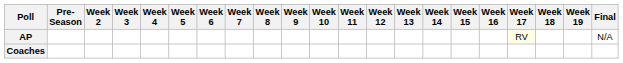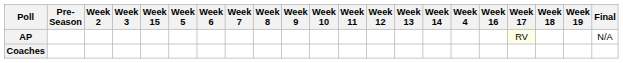columns swapped: (155, 17) <-> (465, 17)
